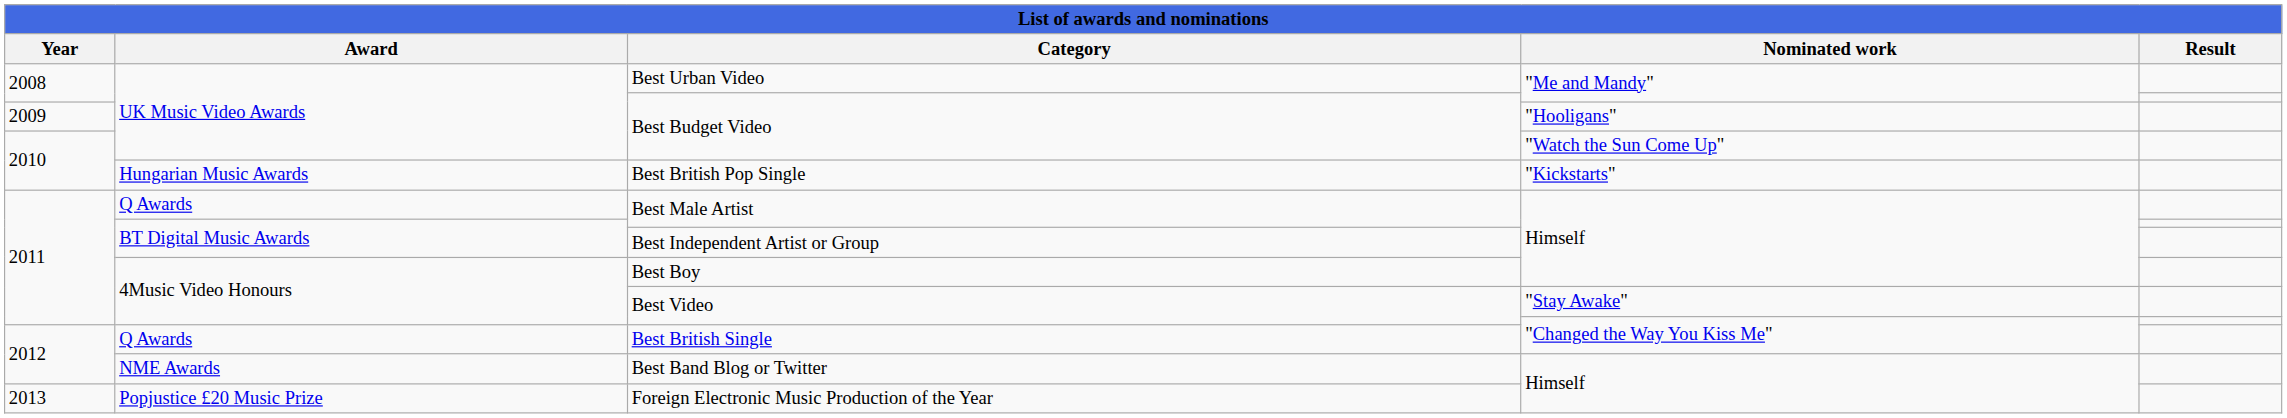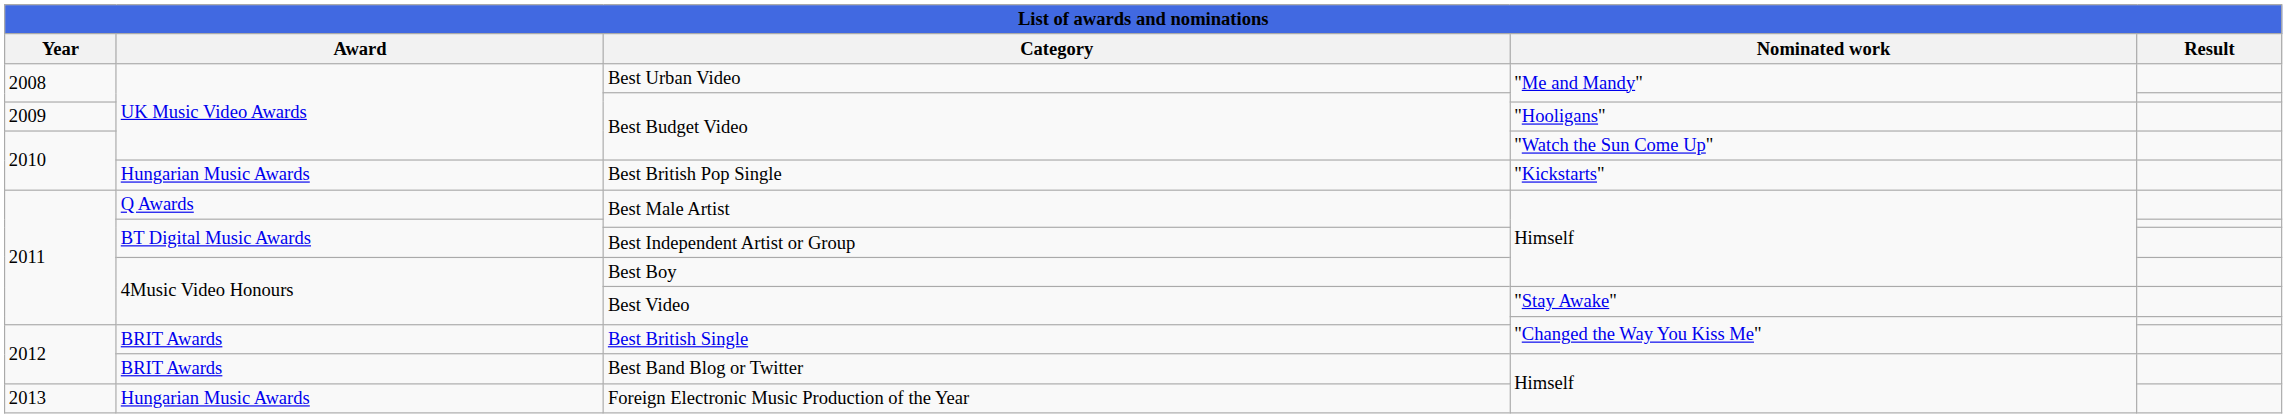(156, 339) Q Awards -> (172, 339) BRIT Awards
(170, 368) NME Awards -> (172, 368) BRIT Awards
(221, 398) Popjustice £20 Music Prize -> (215, 398) Hungarian Music Awards
